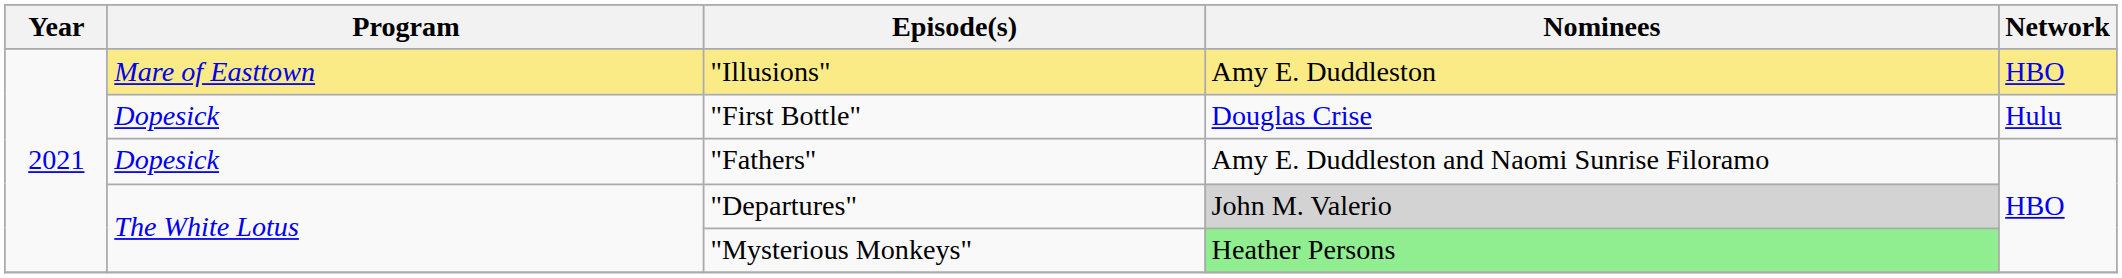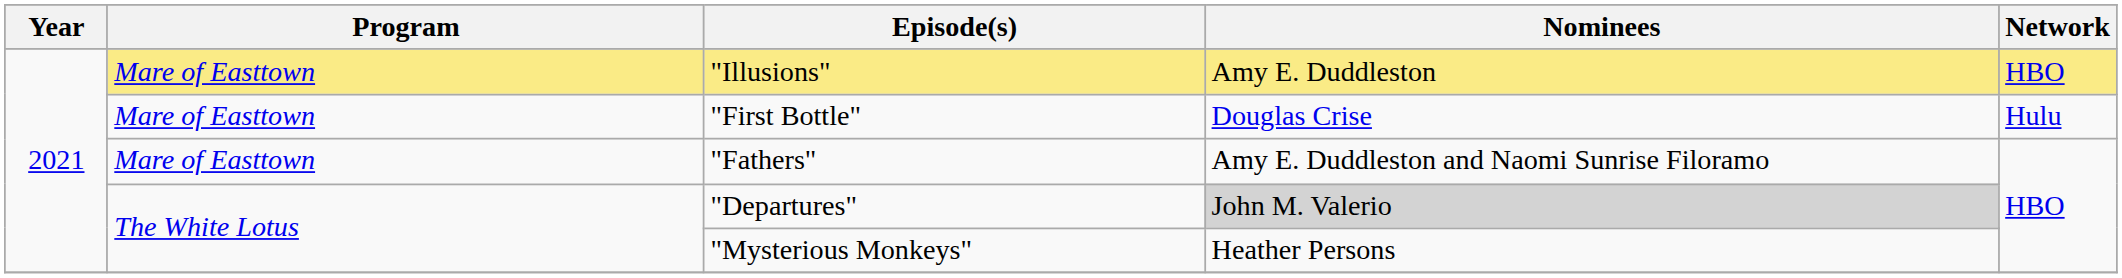(167, 116) Dopesick -> (215, 116) Mare of Easttown
(167, 160) Dopesick -> (215, 160) Mare of Easttown
(1303, 250) lightgreen background -> (1303, 250) no background
